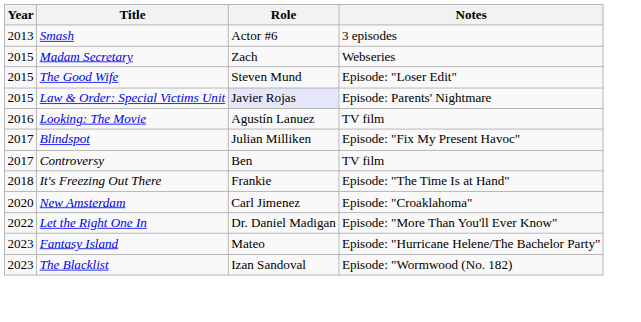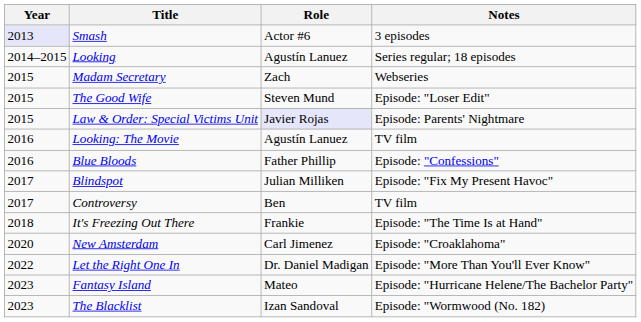(21, 35) no background -> (21, 35) lavender background
+ row: (94, 56)
+ row: (104, 160)
